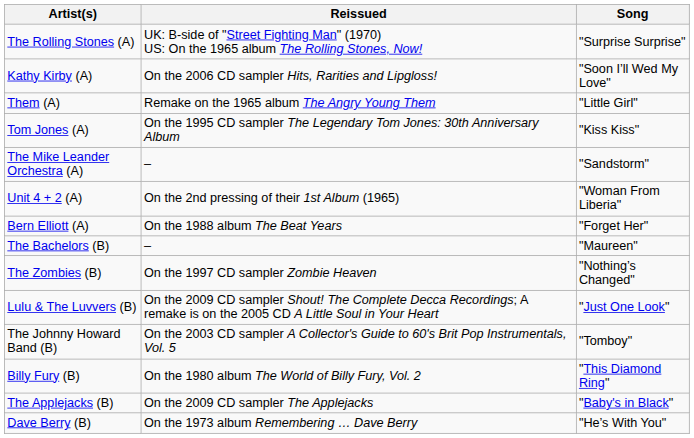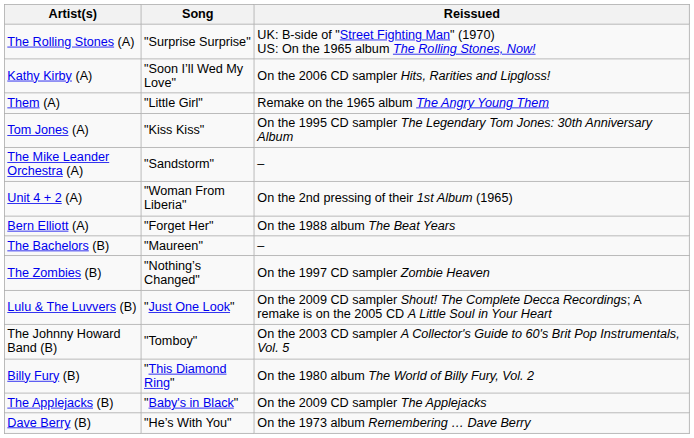columns swapped: (633, 14) <-> (359, 14)
